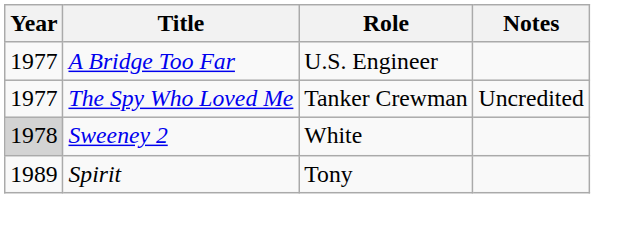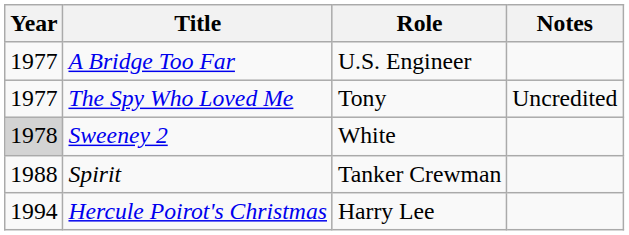(386, 98) Tanker Crewman -> (362, 98) Tony
(34, 173) 1989 -> (34, 173) 1988
(328, 173) Tony -> (420, 173) Tanker Crewman
+ row: (198, 211)
